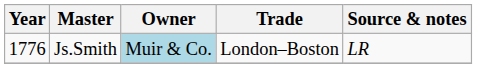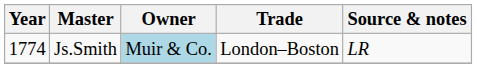(27, 48) 1776 -> (27, 48) 1774
